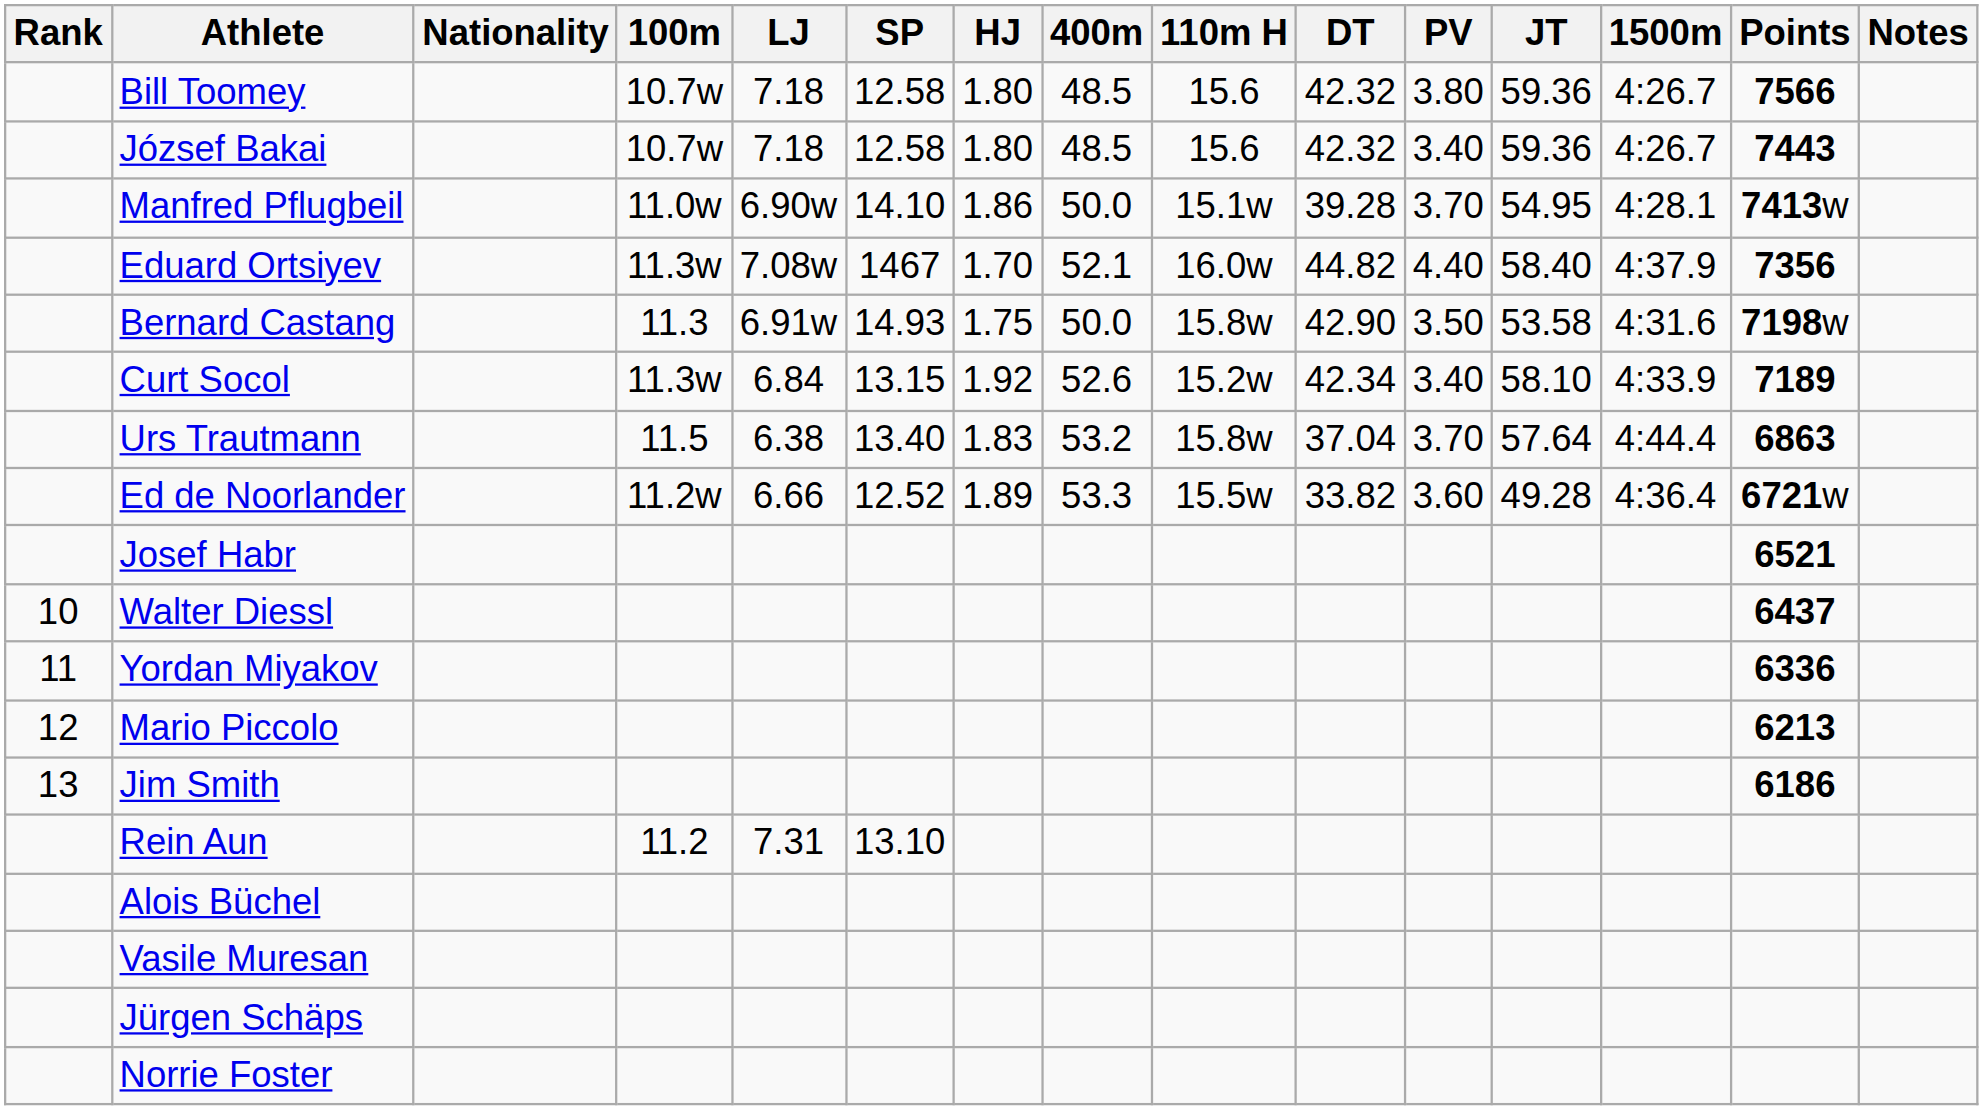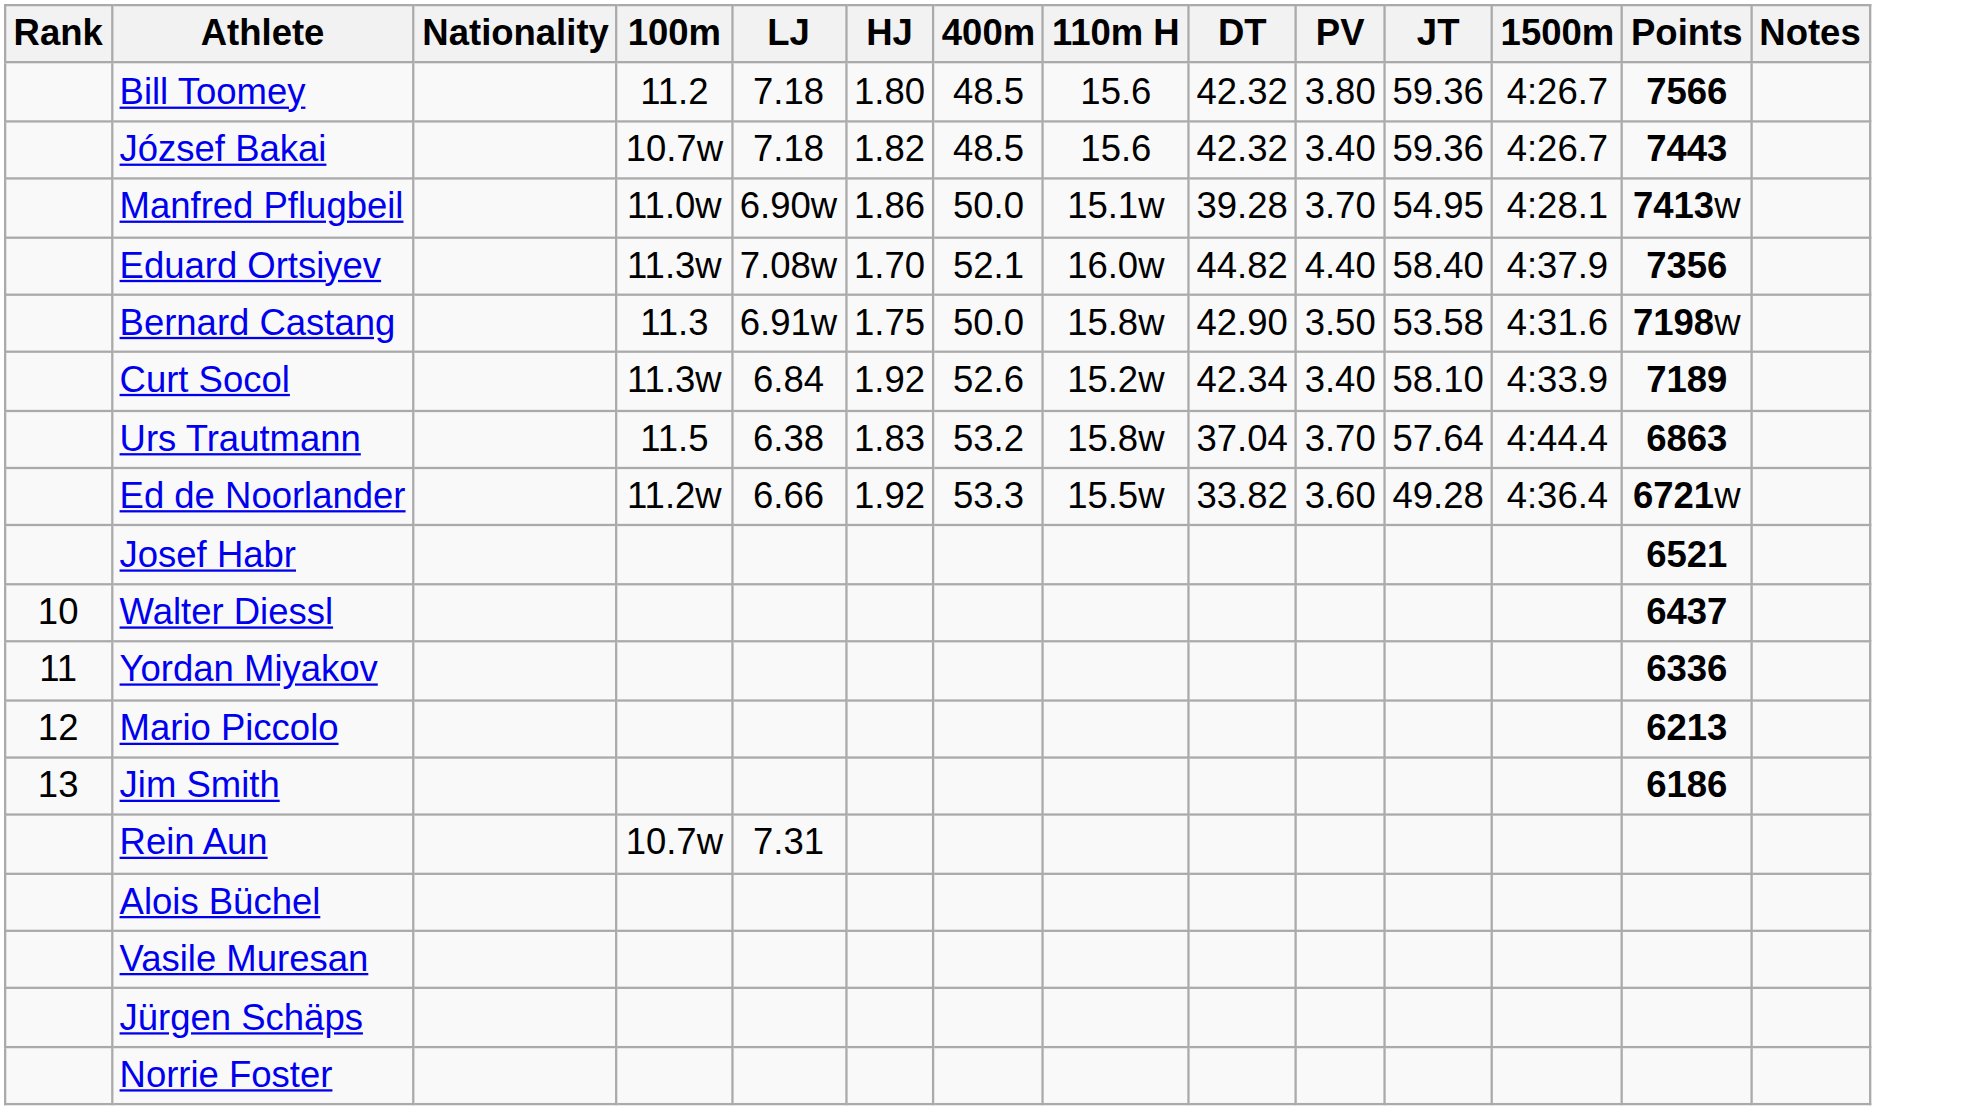- column: (900, 33)
(674, 91) 10.7w -> (674, 91) 11.2
(998, 149) 1.80 -> (890, 149) 1.82
(998, 496) 1.89 -> (890, 496) 1.92
(674, 843) 11.2 -> (674, 843) 10.7w
